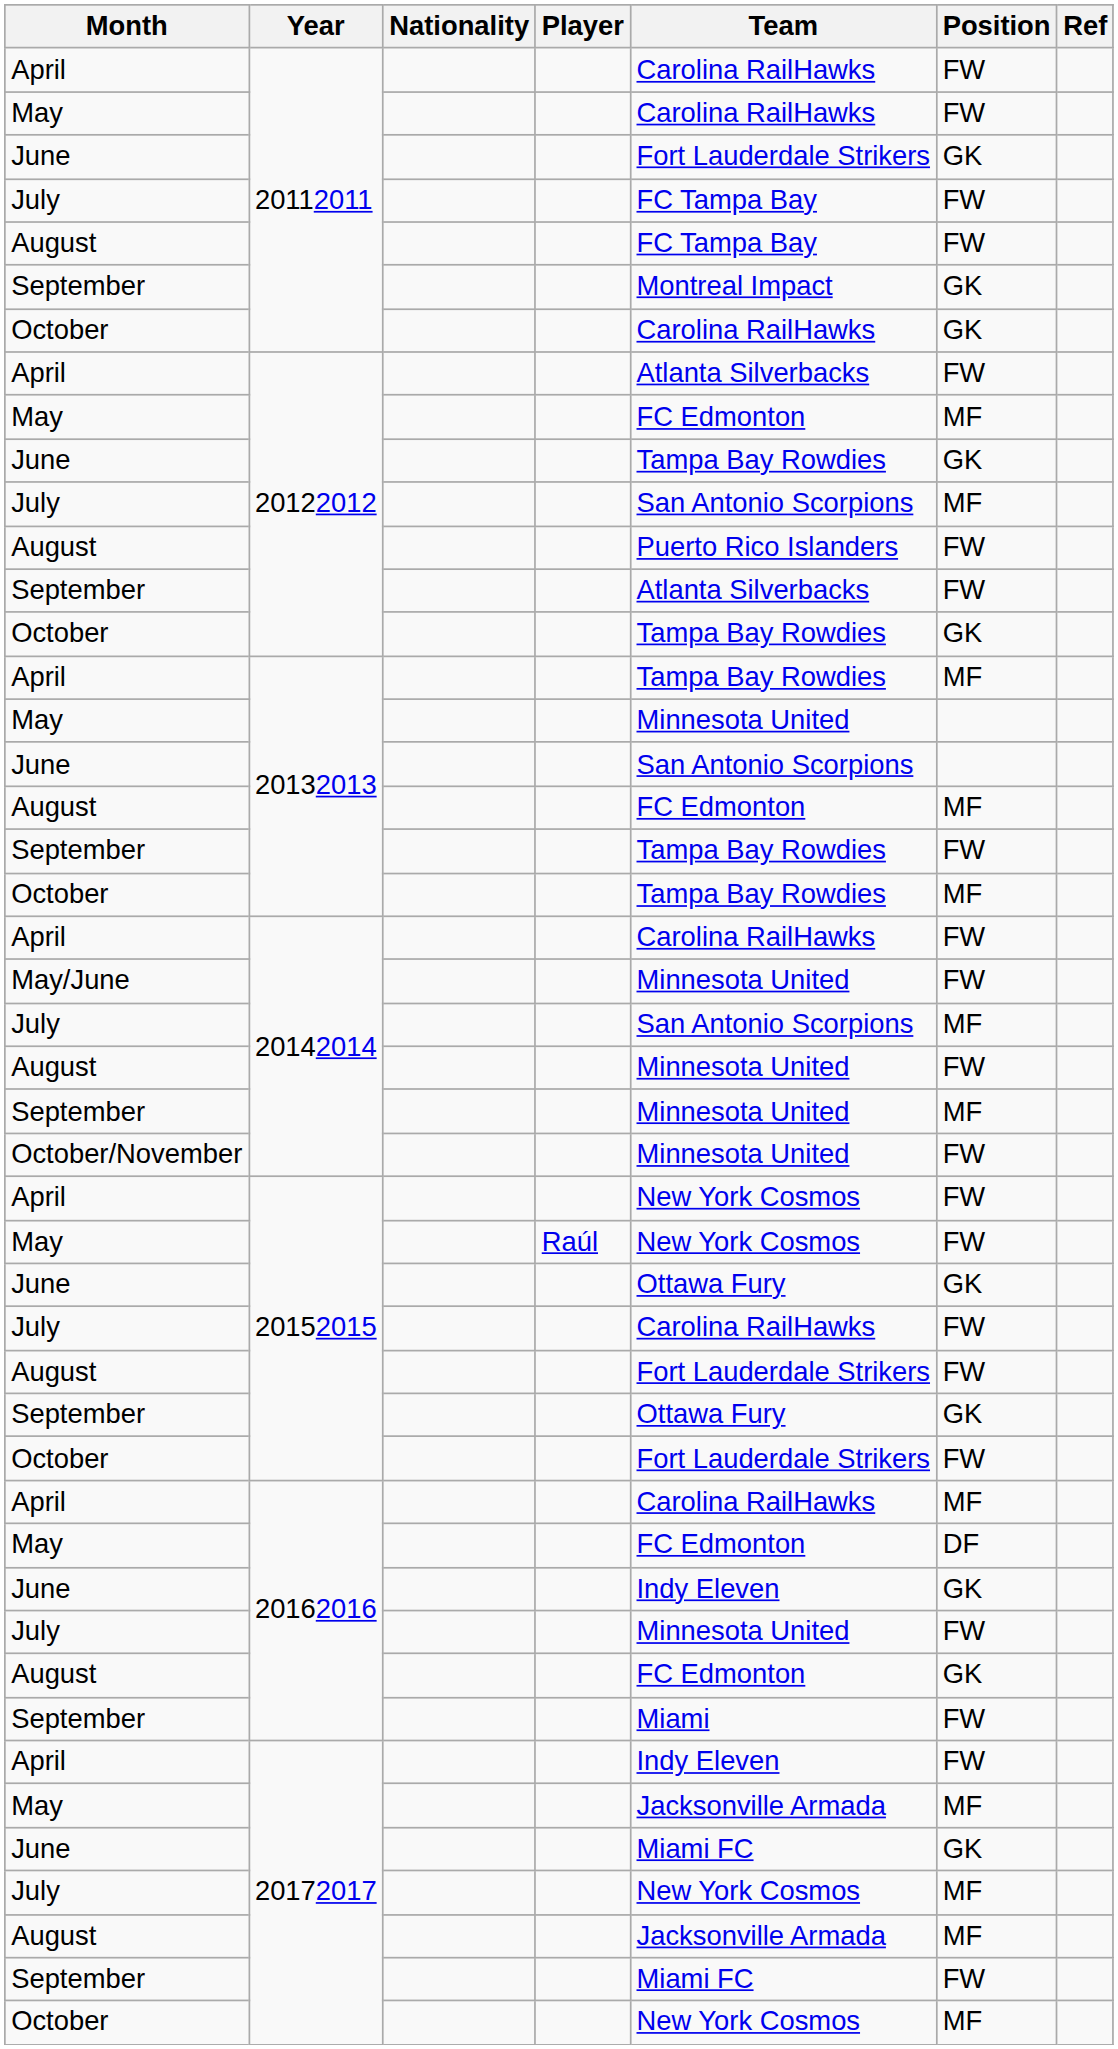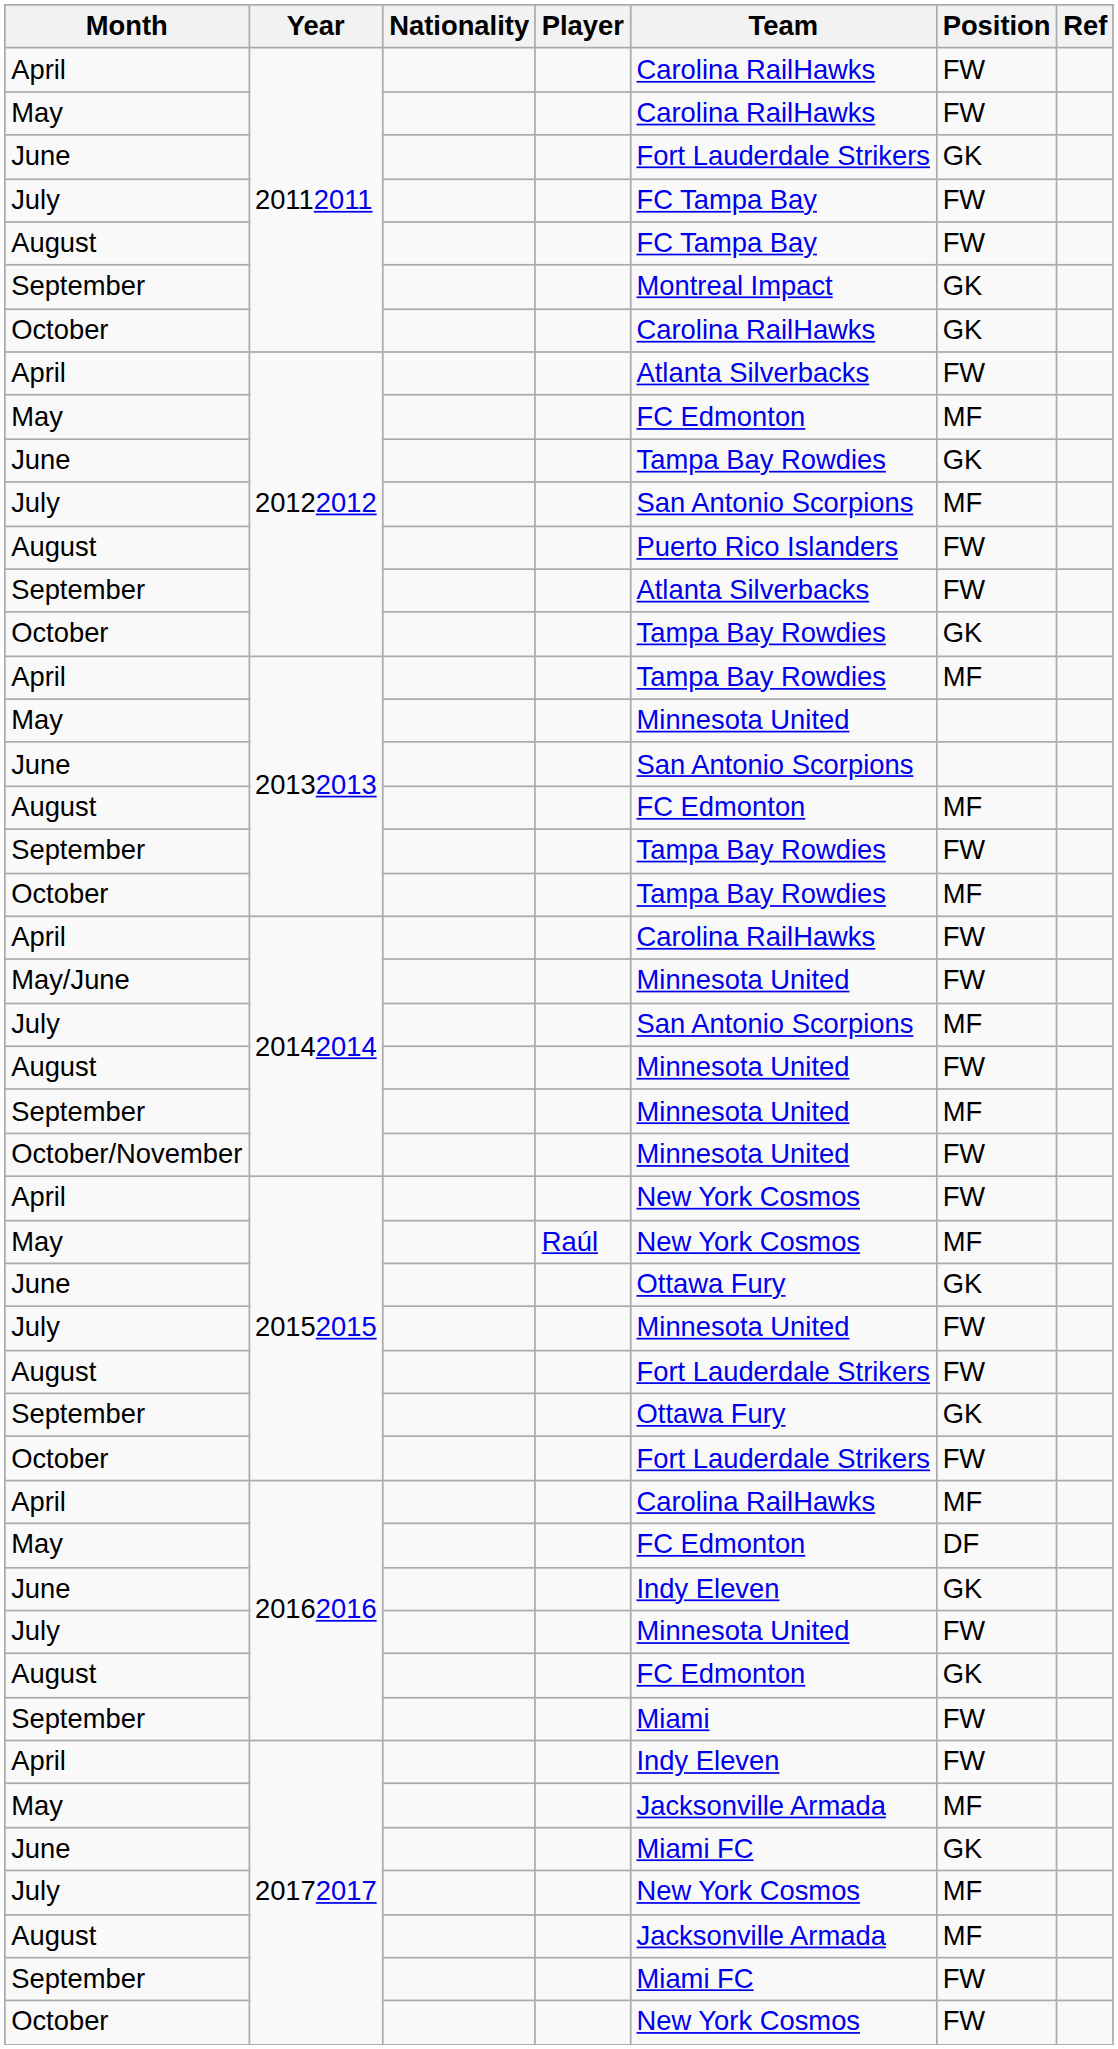(964, 1241) FW -> (962, 1241) MF
(756, 1327) Carolina RailHawks -> (743, 1327) Minnesota United
(962, 2022) MF -> (964, 2022) FW
